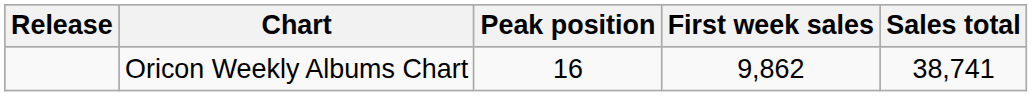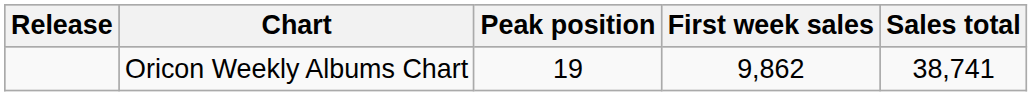(568, 68) 16 -> (568, 68) 19
